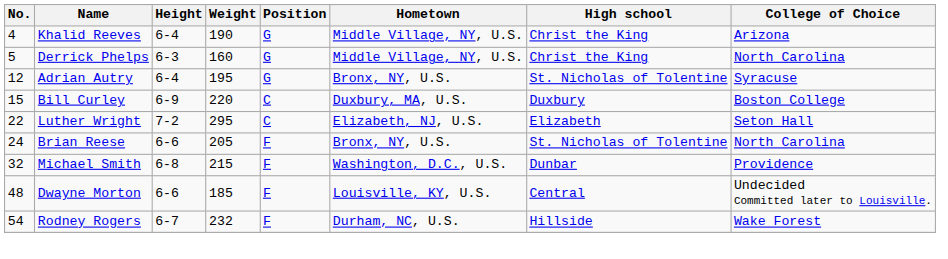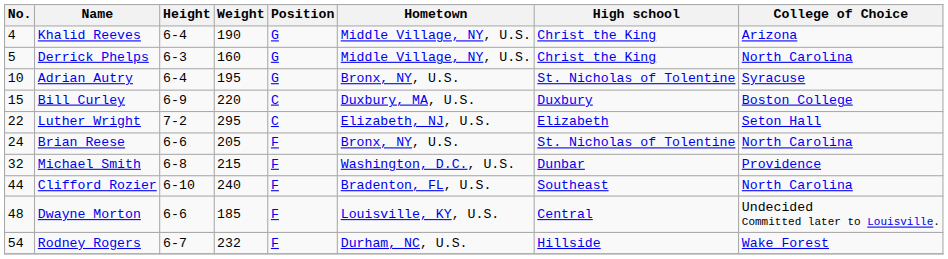(16, 80) 12 -> (16, 80) 10
+ row: (97, 186)
